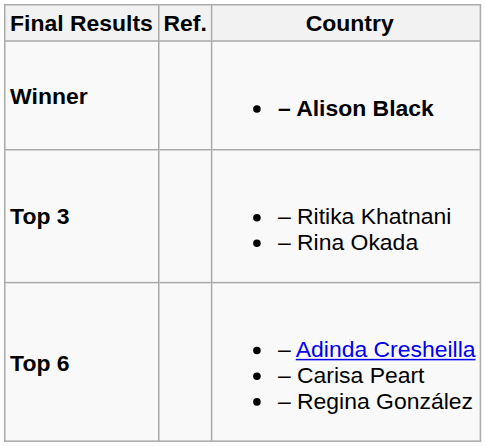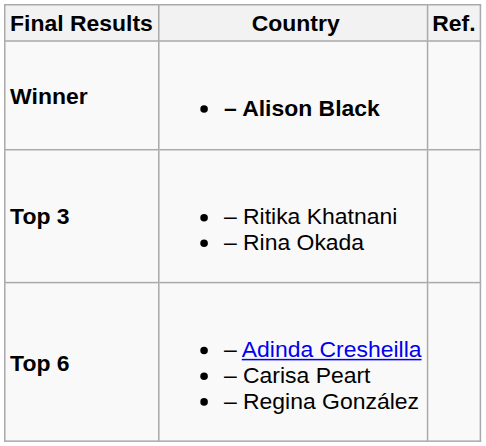columns swapped: (347, 23) <-> (185, 23)
